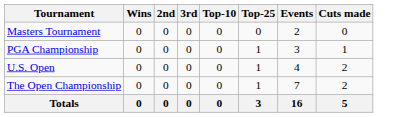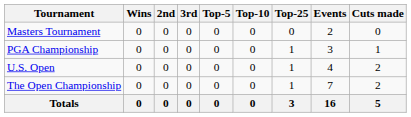+ column: (217, 13)
